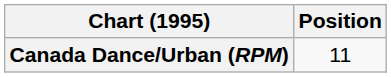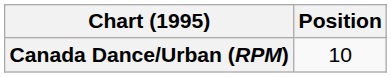(340, 54) 11 -> (340, 54) 10
